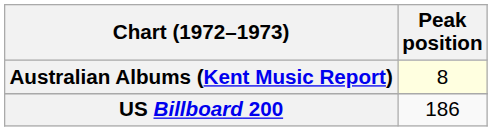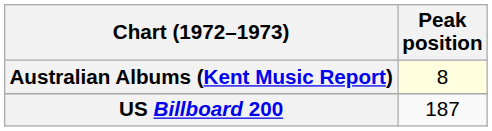(442, 109) 186 -> (442, 109) 187
